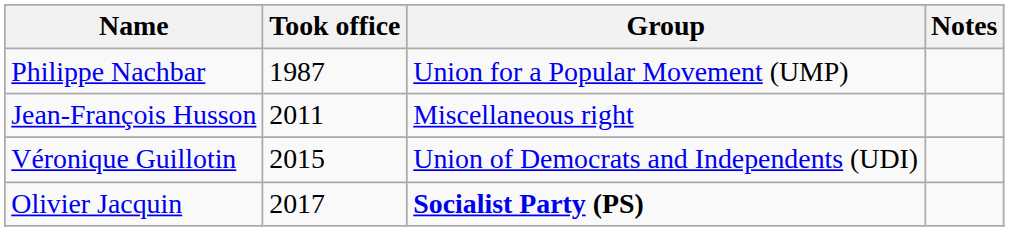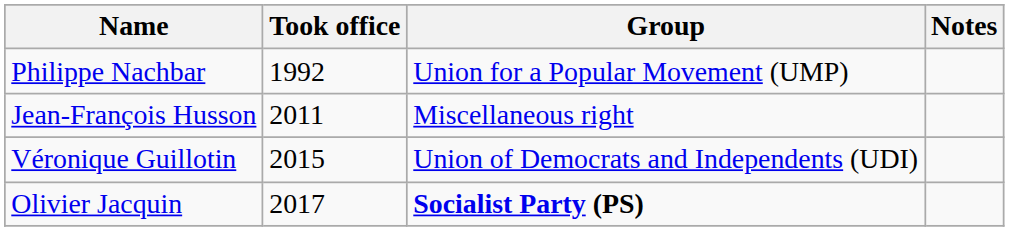(297, 70) 1987 -> (297, 70) 1992
